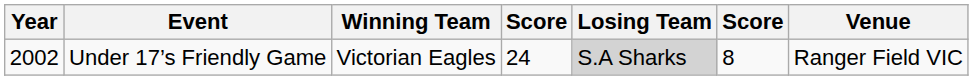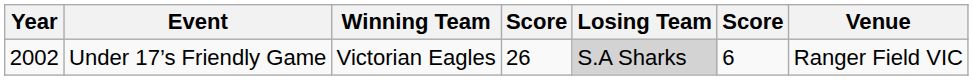(518, 57) 24 -> (518, 57) 26
(728, 57) 8 -> (728, 57) 6
